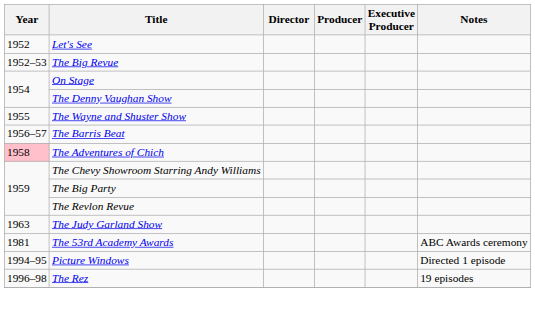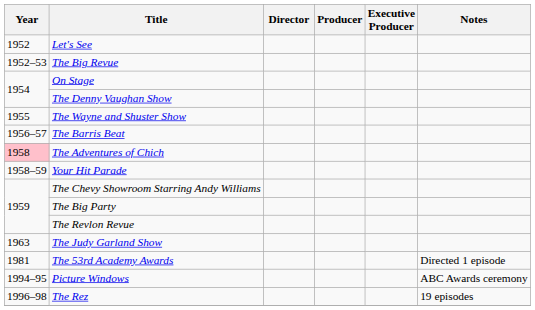+ row: (89, 170)
(474, 242) ABC Awards ceremony -> (463, 260) Directed 1 episode
(463, 260) Directed 1 episode -> (474, 278) ABC Awards ceremony
